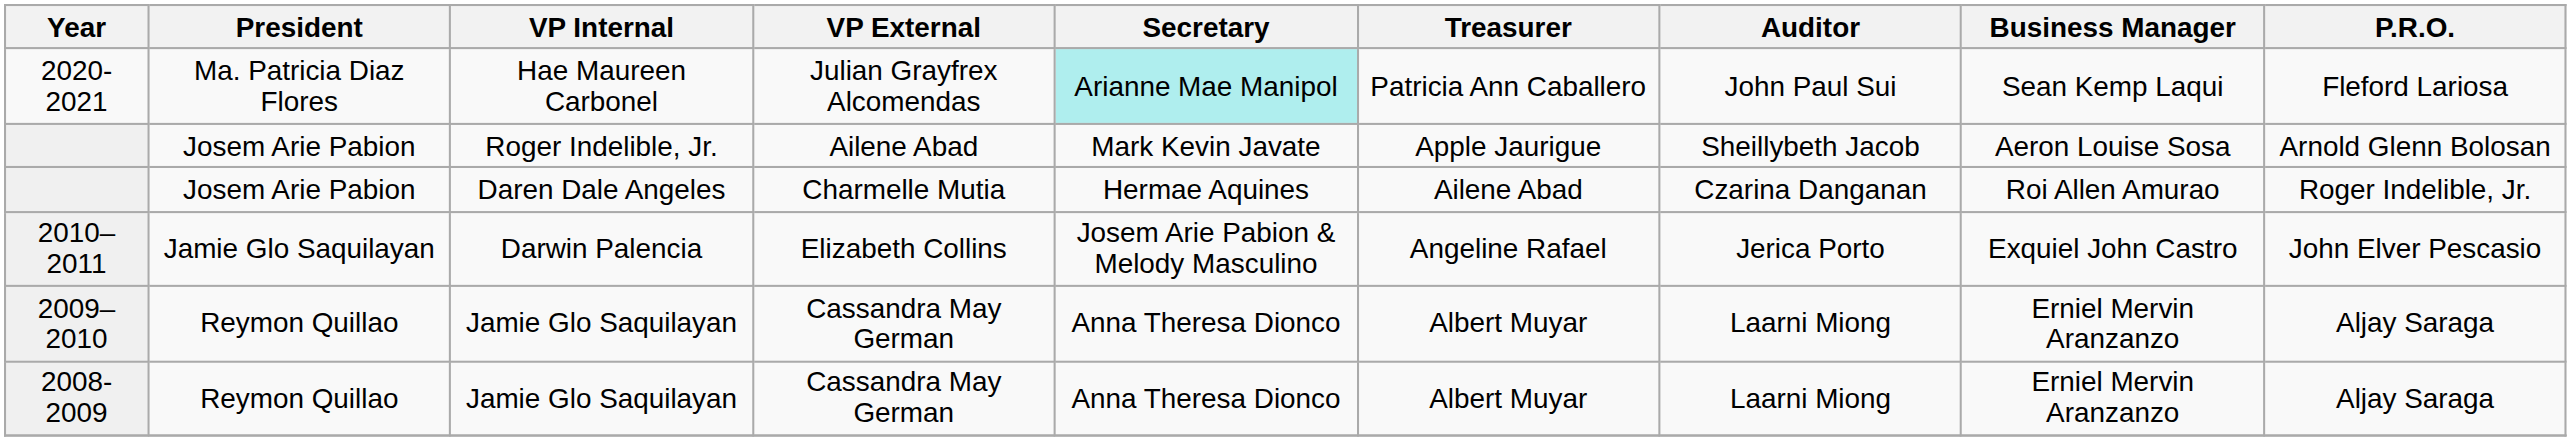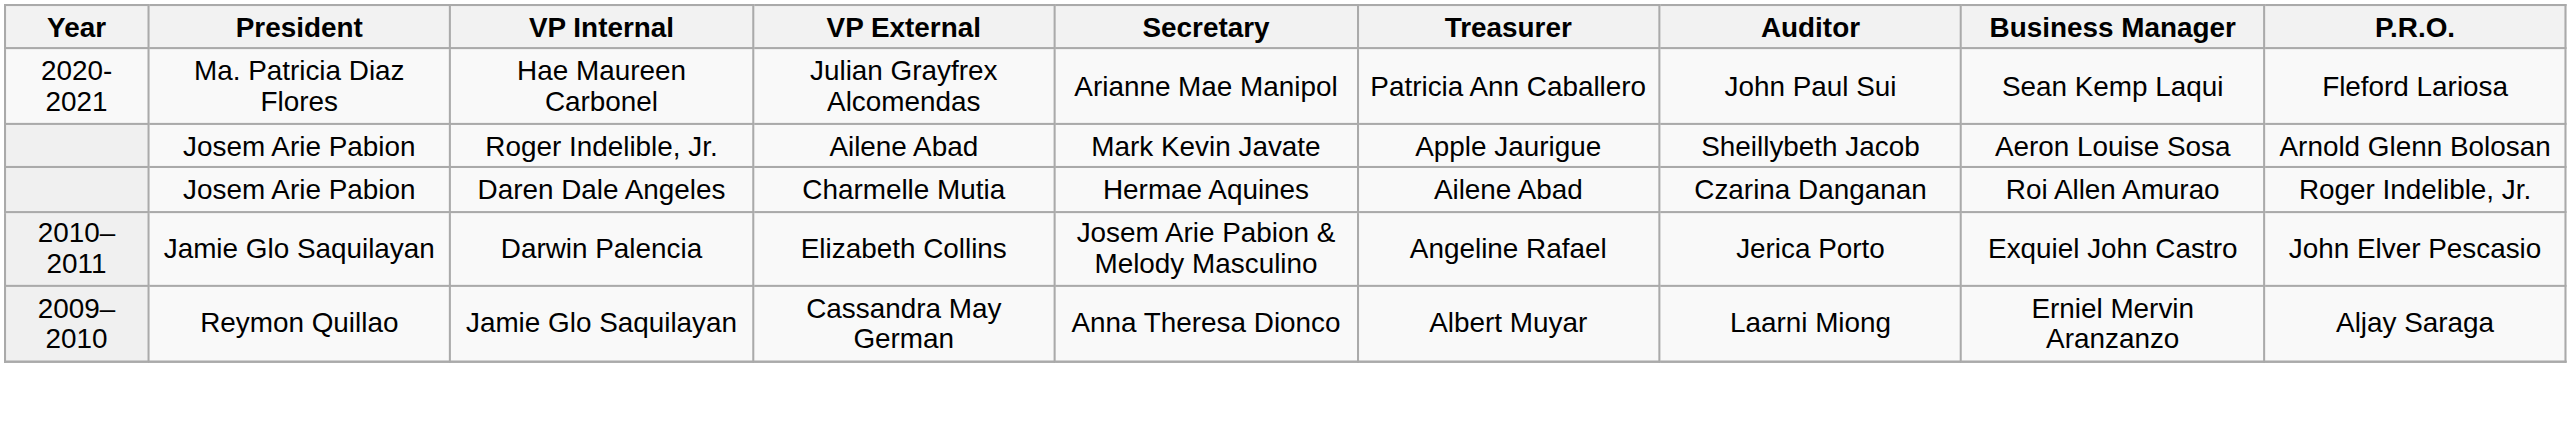(1206, 86) paleturquoise background -> (1206, 86) no background
- row: (77, 398)
